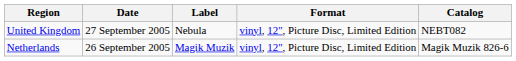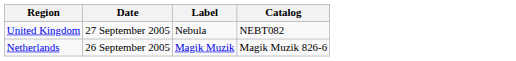- column: (328, 13)
